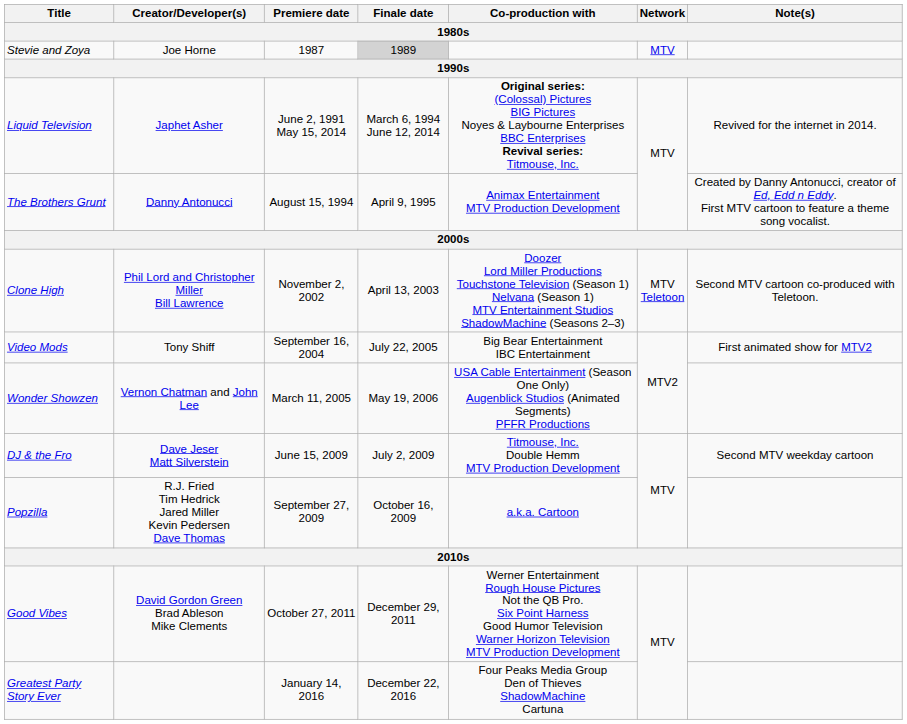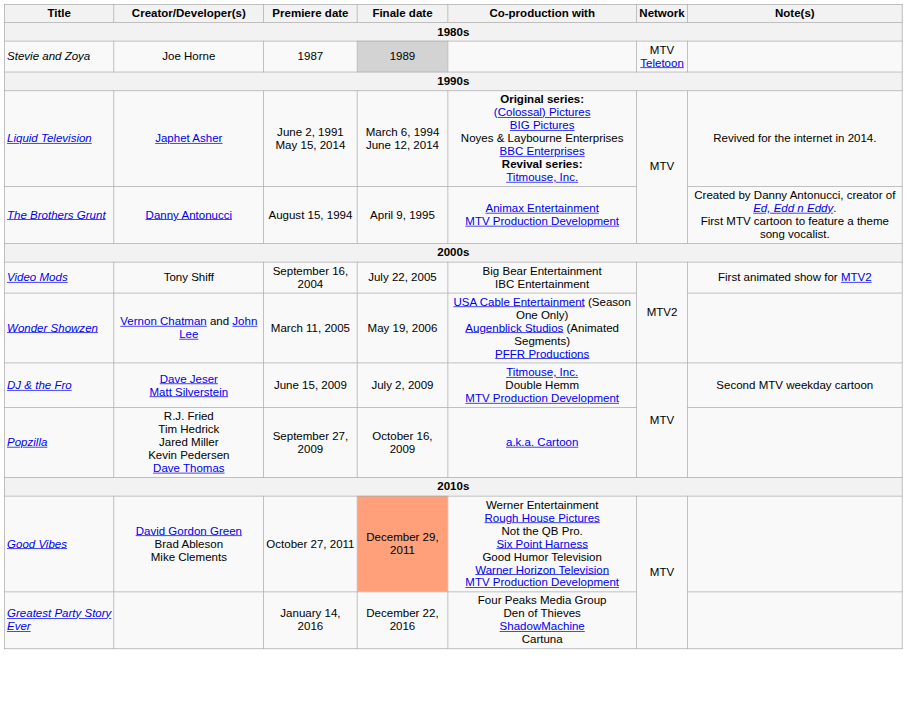(663, 50) MTV -> (662, 56) MTV Teletoon
- row: (36, 290)
(403, 614) no background -> (402, 543) lightsalmon background
